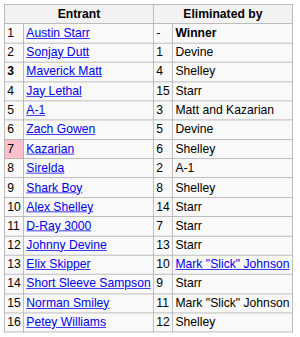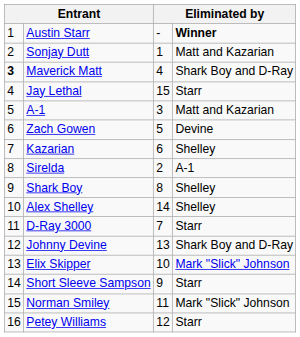(194, 52) Devine -> (225, 52) Matt and Kazarian
(195, 71) Shelley -> (234, 71) Shark Boy and D-Ray
(11, 149) pink background -> (11, 149) no background
(189, 206) Starr -> (195, 206) Shelley
(189, 245) Starr -> (234, 245) Shark Boy and D-Ray
(195, 322) Shelley -> (189, 322) Starr
